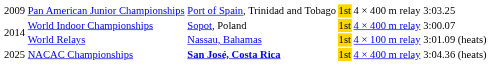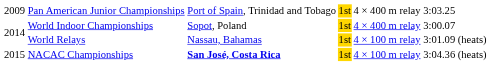(15, 54) 2025 -> (15, 54) 2015
(387, 54) 4 × 400 m relay -> (387, 54) 4 × 100 m relay
